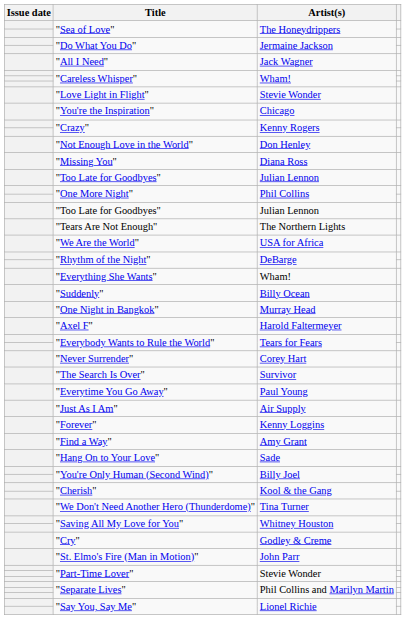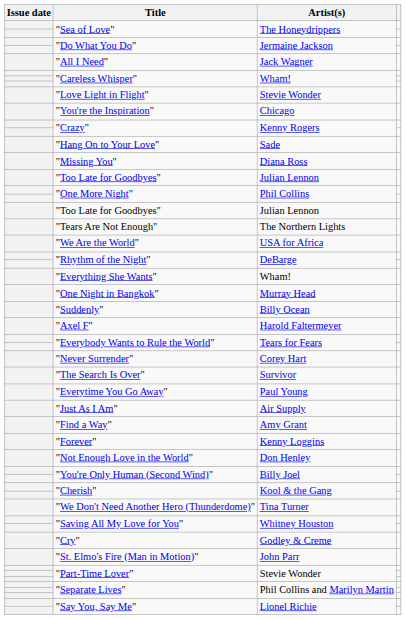rows swapped: (107, 458) <-> (124, 144)
rows swapped: (107, 309) <-> (80, 293)
rows swapped: (84, 441) <-> (76, 425)
